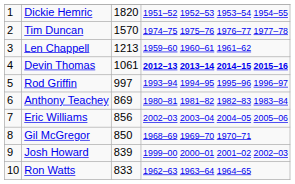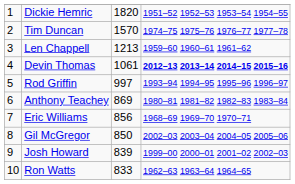(216, 118) 2002–03 2003–04 2004–05 2005–06 -> (197, 118) 1968–69 1969–70 1970–71
(197, 136) 1968–69 1969–70 1970–71 -> (216, 136) 2002–03 2003–04 2004–05 2005–06
